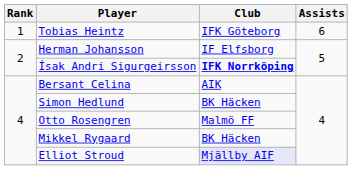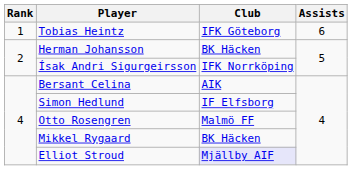(238, 49) IF Elfsborg -> (231, 49) BK Häcken
(248, 67) bold -> (248, 67) normal
(231, 102) BK Häcken -> (238, 102) IF Elfsborg
